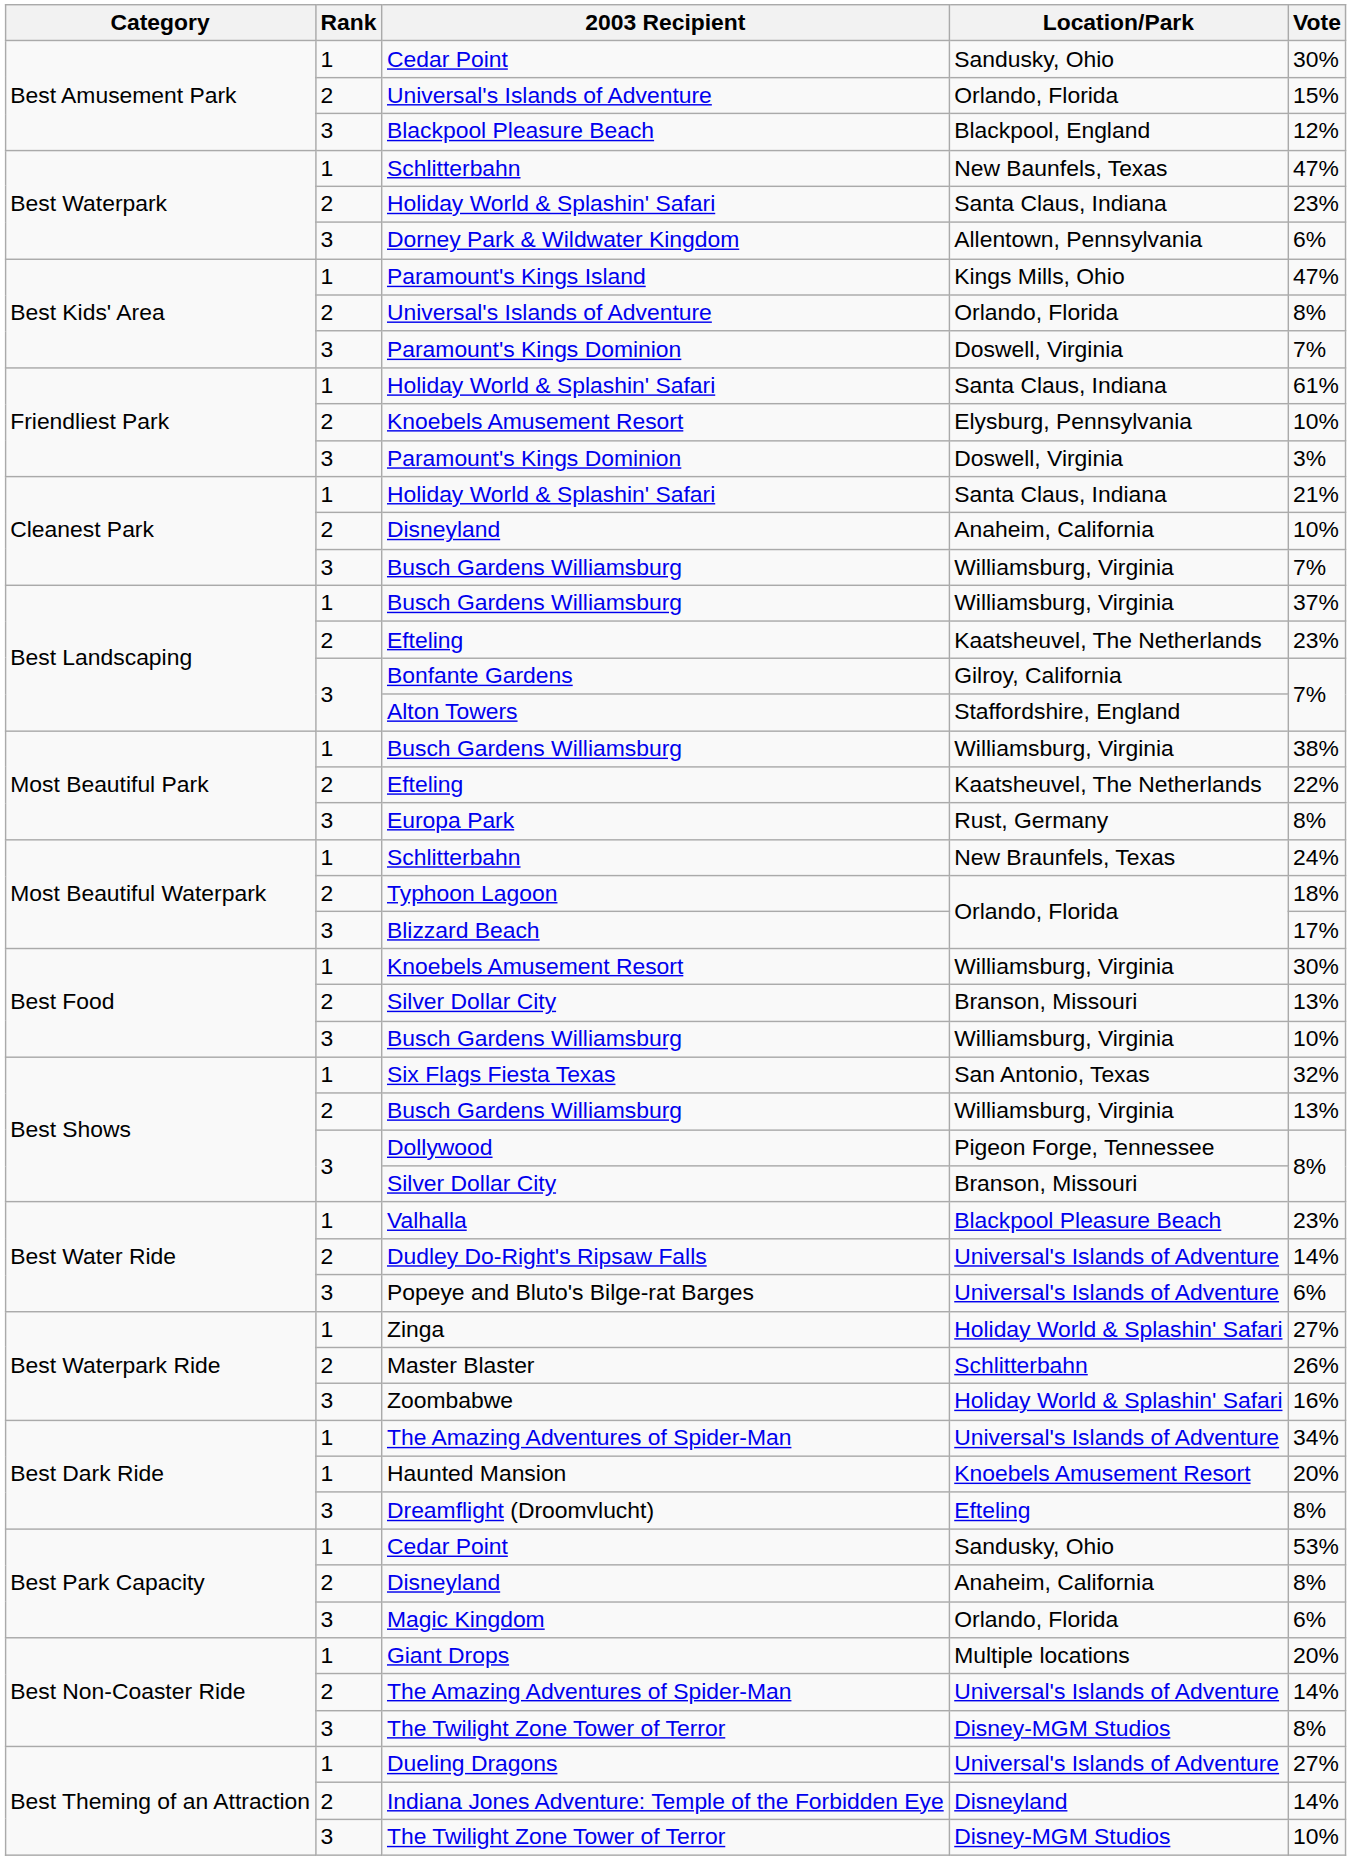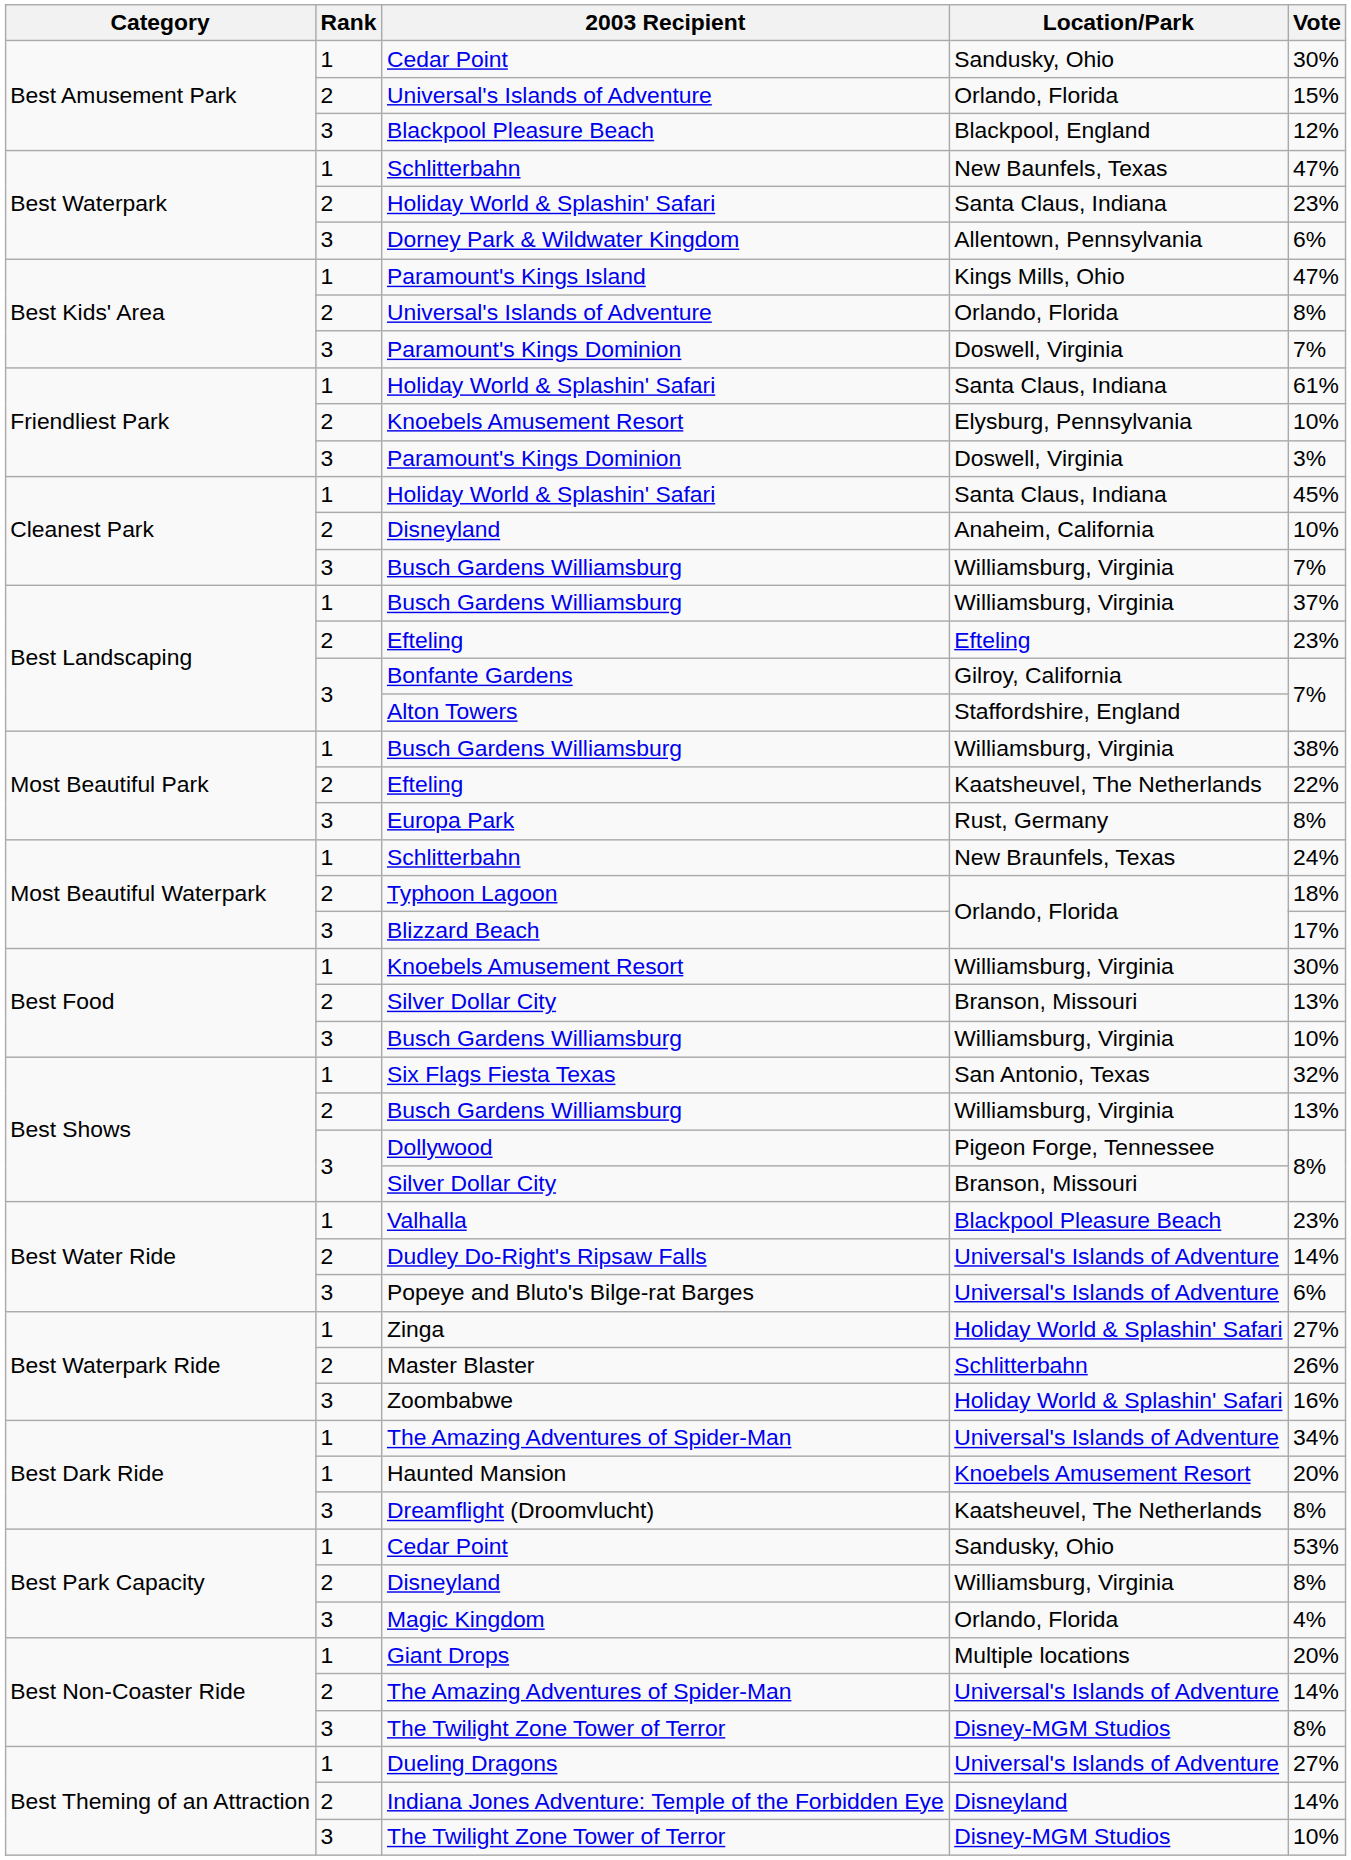(1316, 494) 21% -> (1316, 494) 45%
(1108, 639) Kaatsheuvel, The Netherlands -> (992, 639) Efteling
(992, 1510) Efteling -> (1108, 1510) Kaatsheuvel, The Netherlands
(1054, 1582) Anaheim, California -> (1064, 1582) Williamsburg, Virginia
(1310, 1619) 6% -> (1310, 1619) 4%
